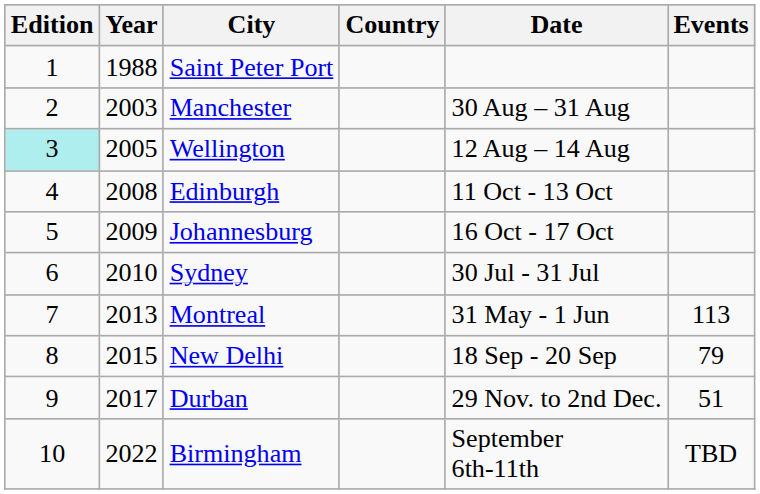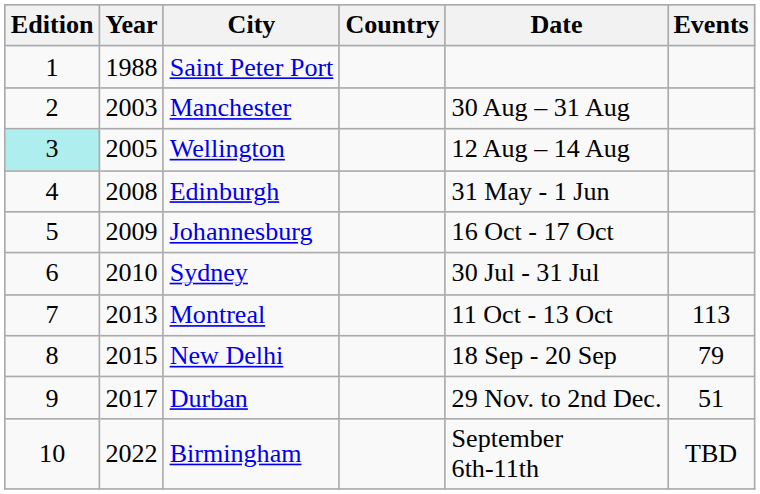(532, 190) 11 Oct - 13 Oct -> (531, 190) 31 May - 1 Jun
(531, 314) 31 May - 1 Jun -> (532, 314) 11 Oct - 13 Oct
